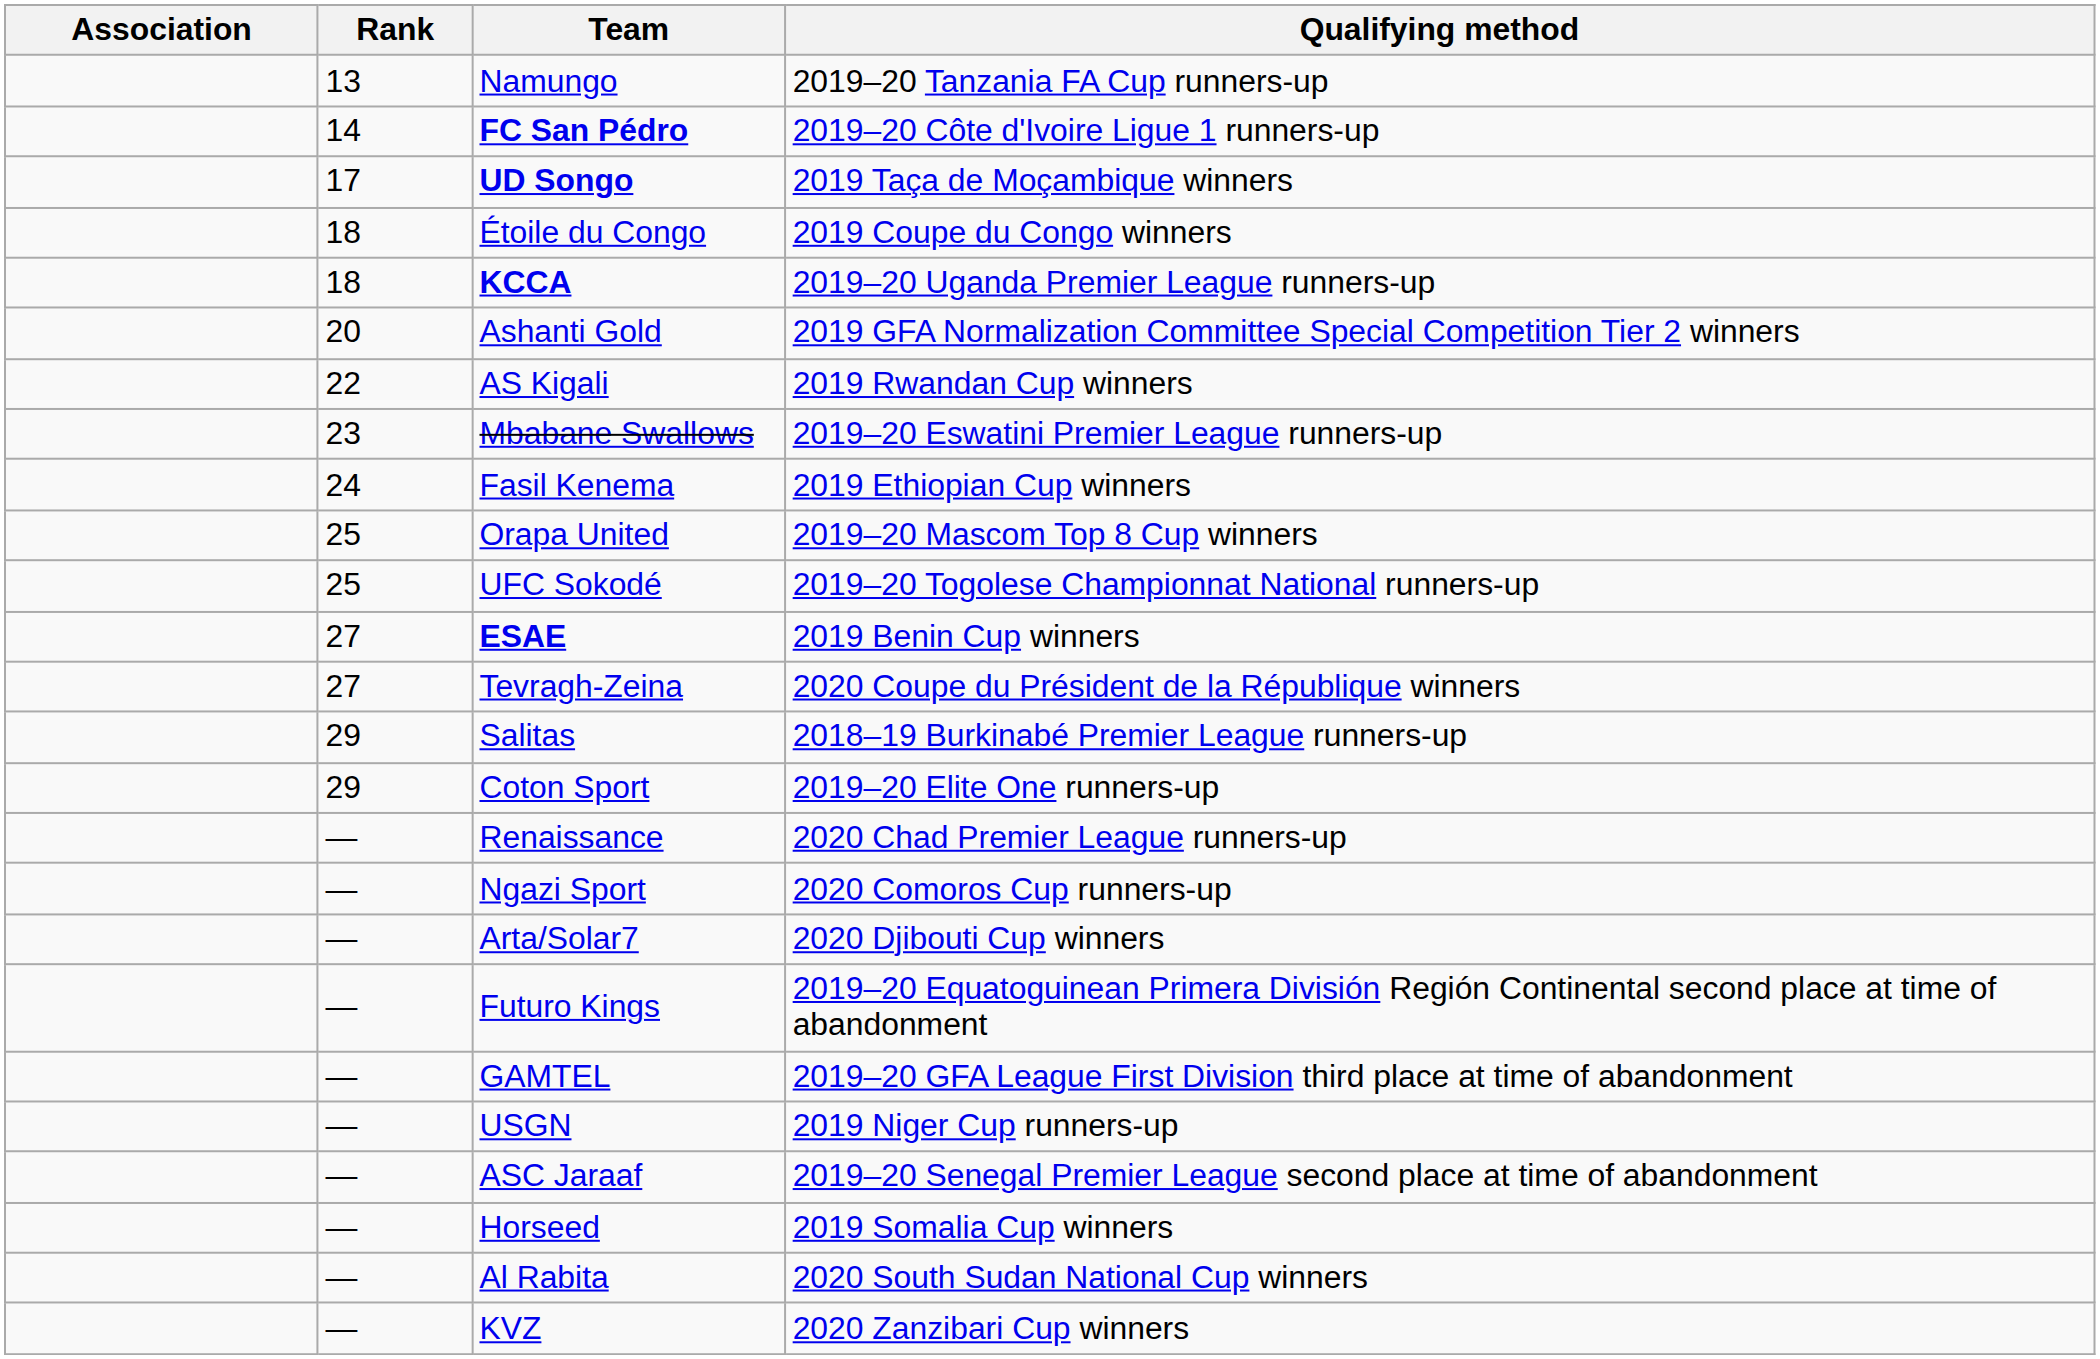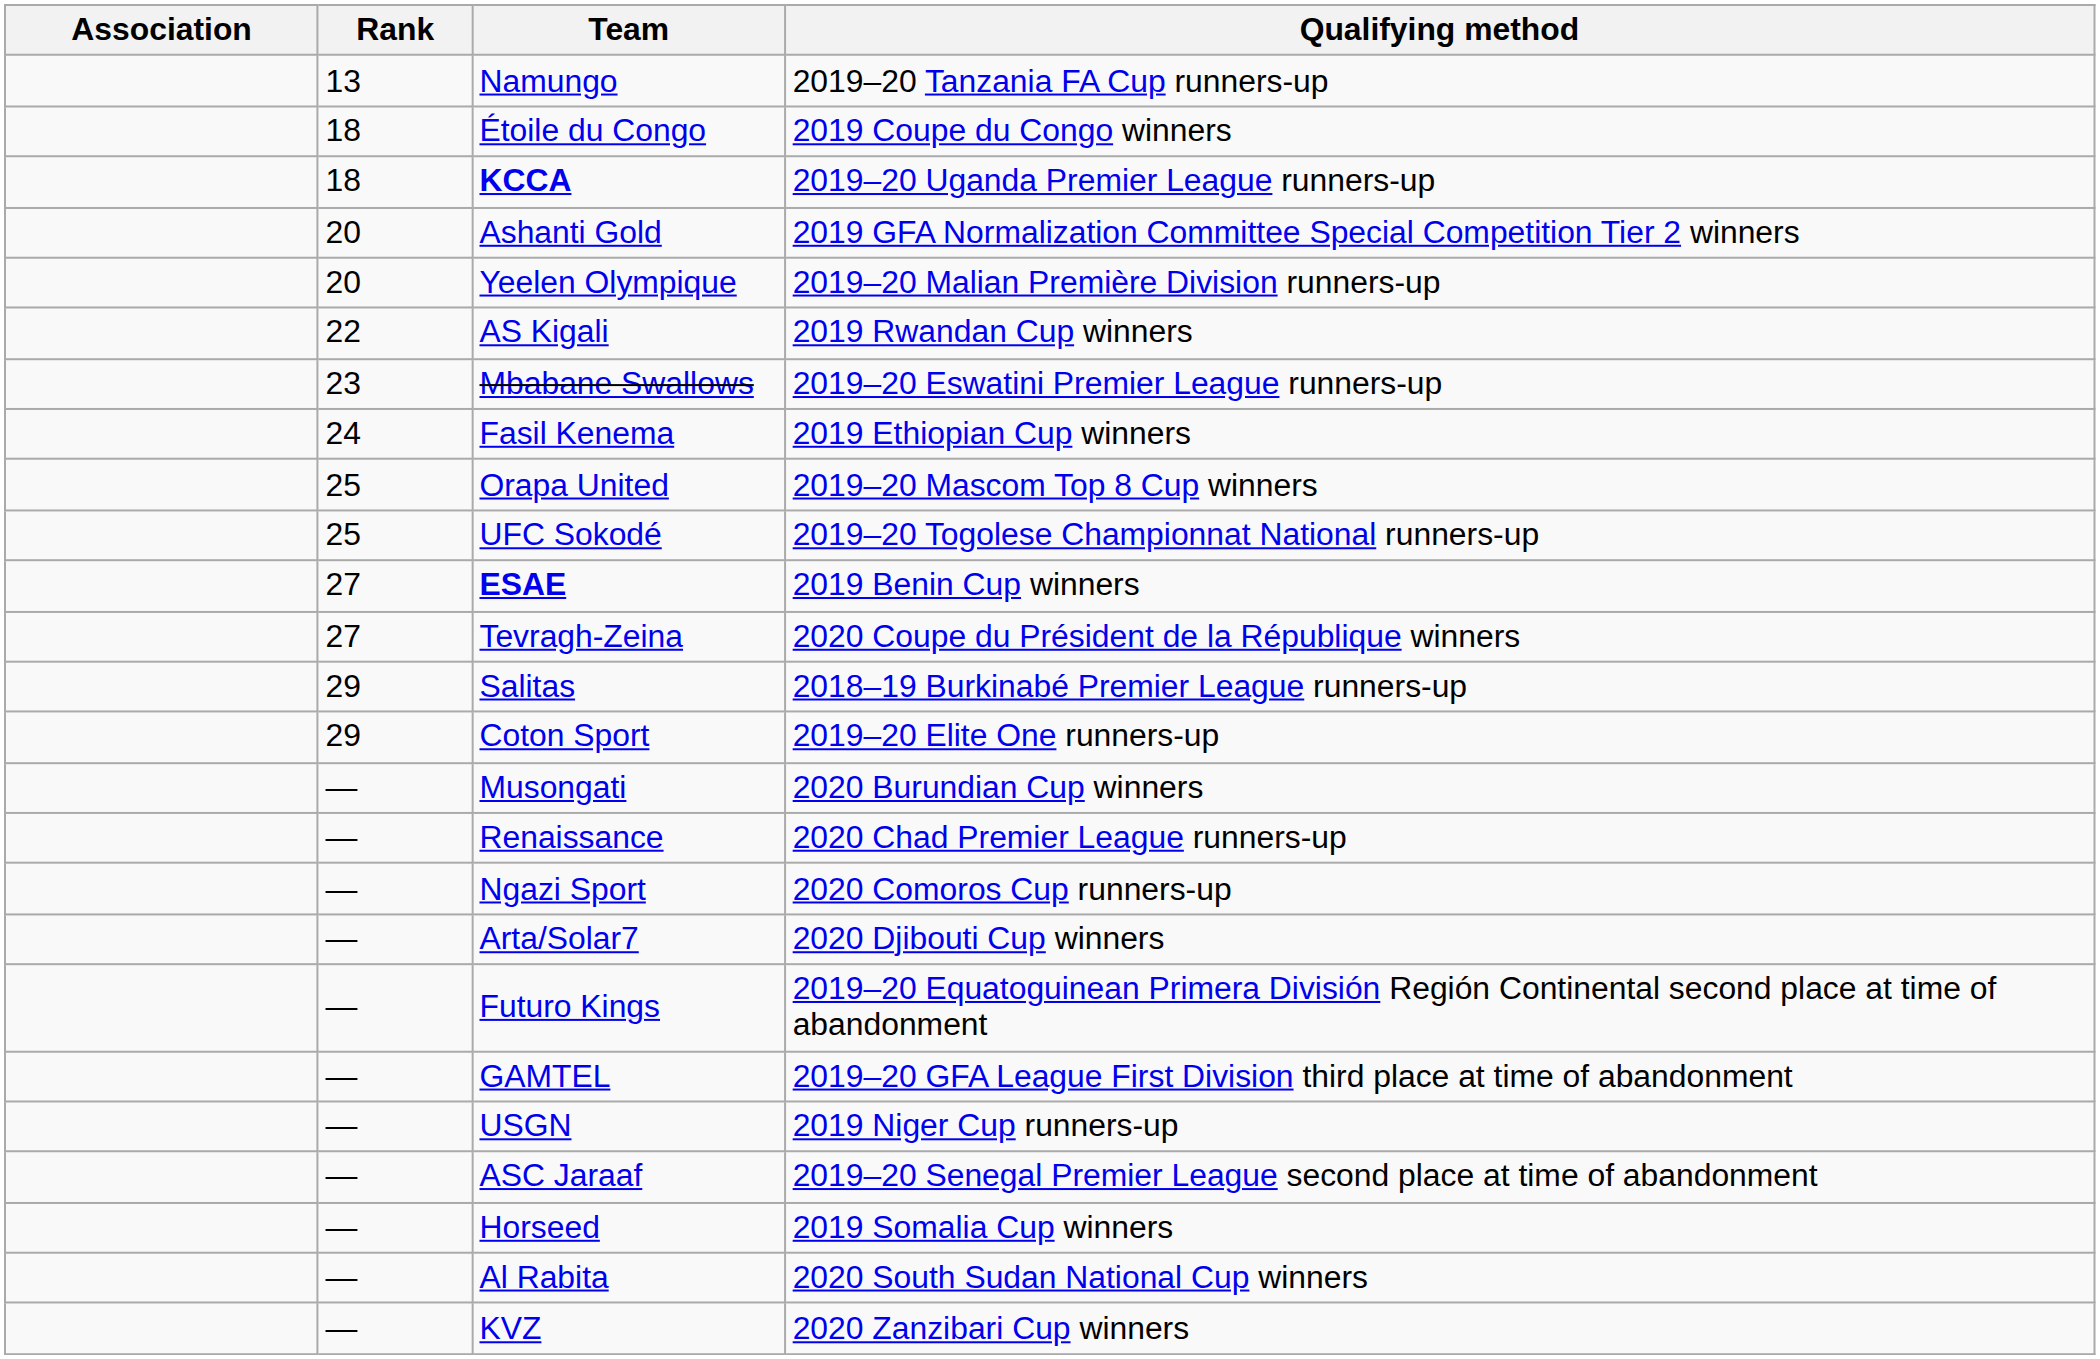- row: (584, 130)
- row: (556, 181)
+ row: (608, 282)
+ row: (553, 787)
